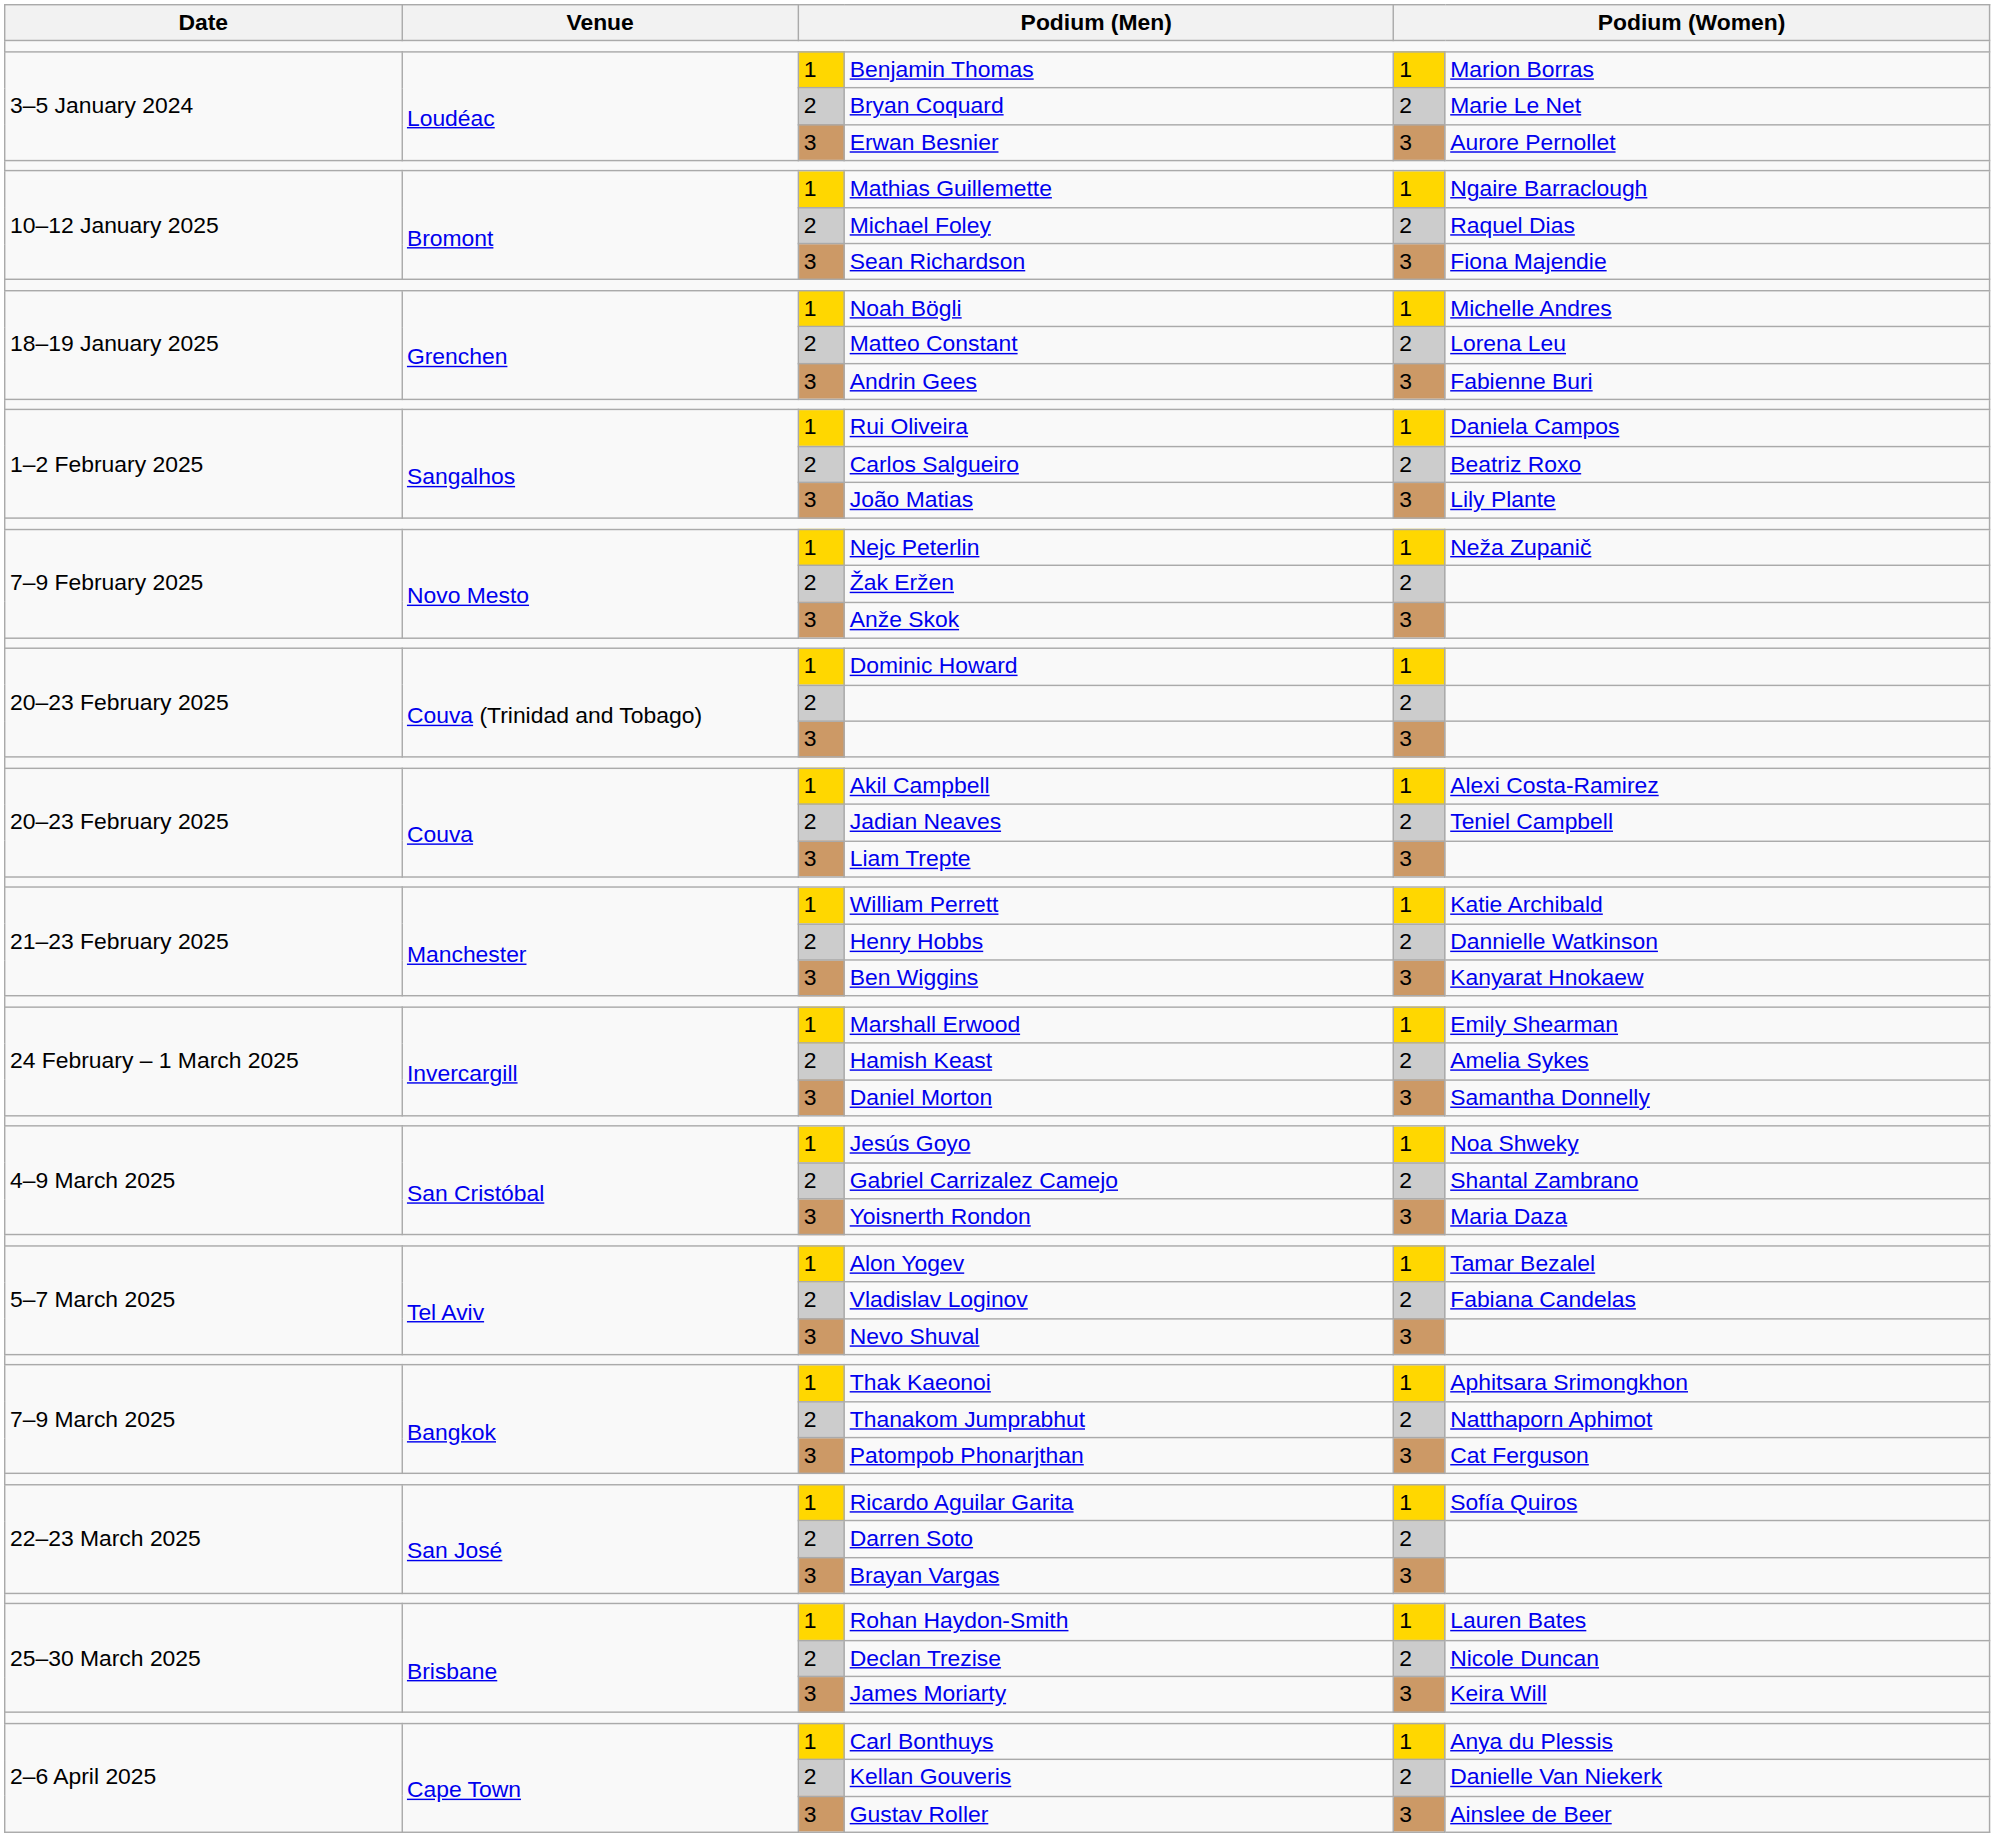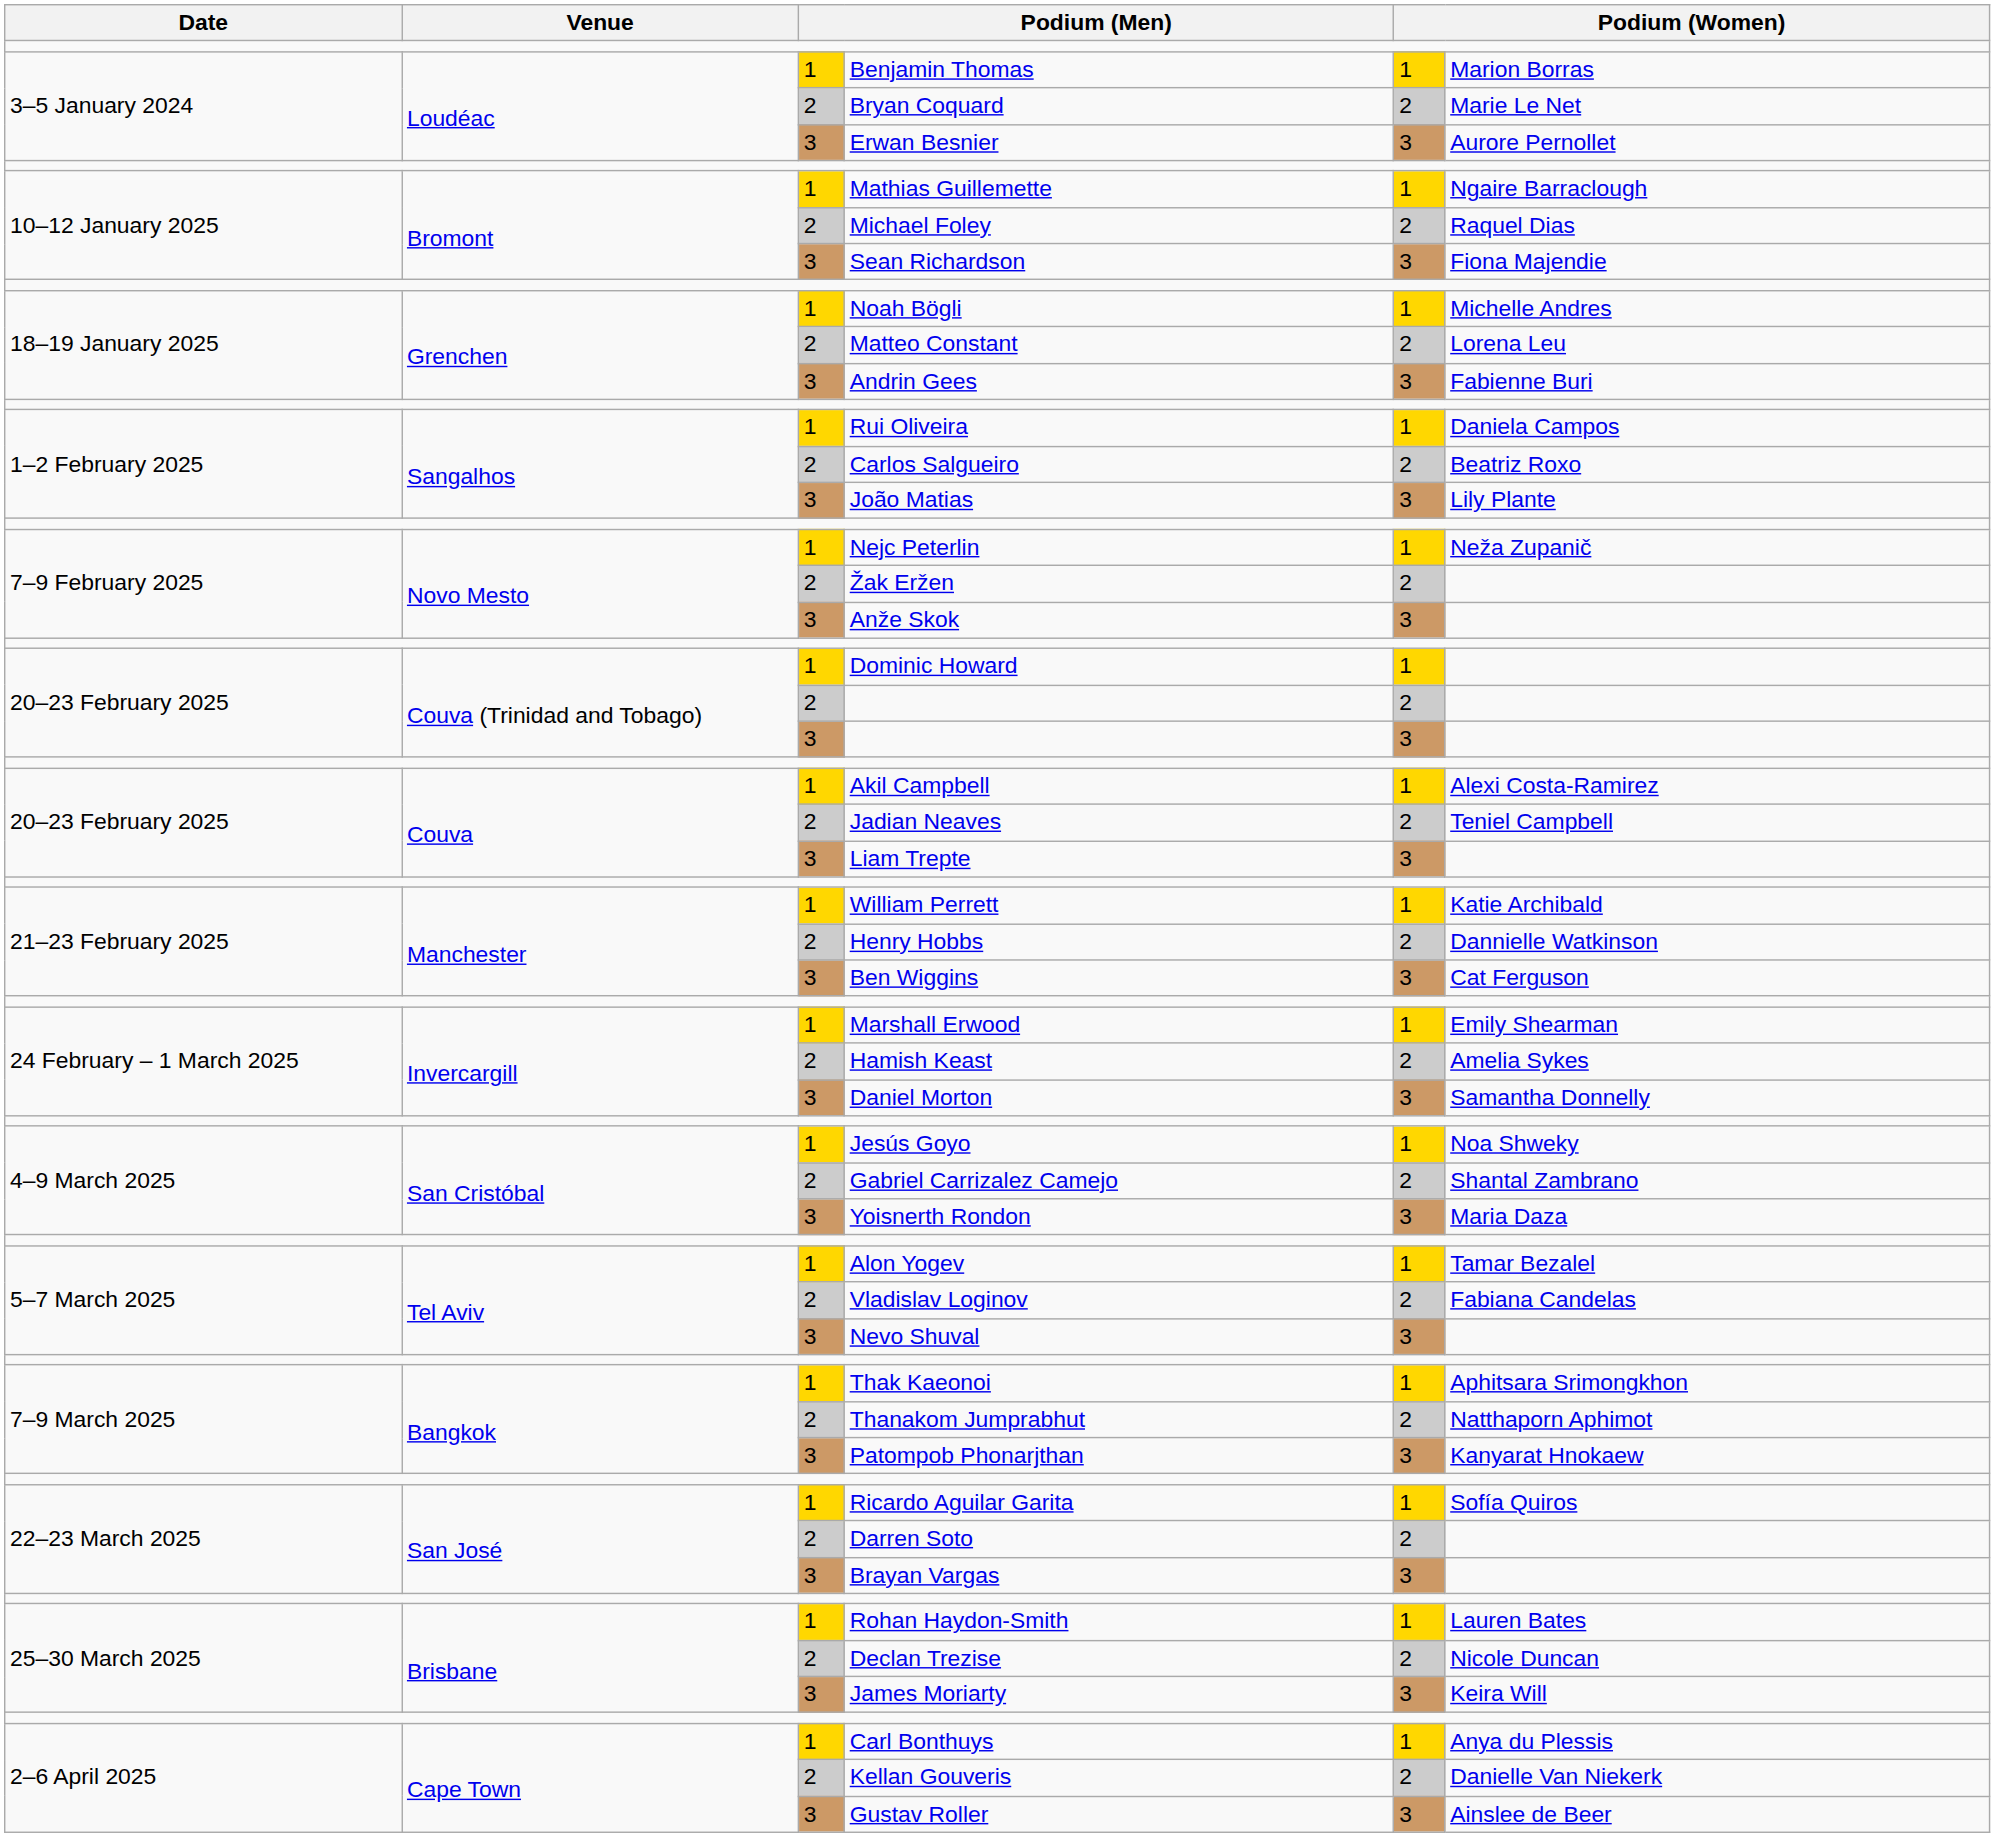(1547, 977) Kanyarat Hnokaew -> (1520, 977) Cat Ferguson
(1520, 1455) Cat Ferguson -> (1547, 1455) Kanyarat Hnokaew
